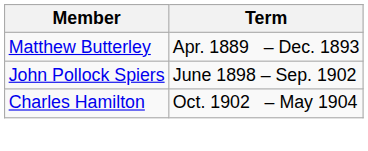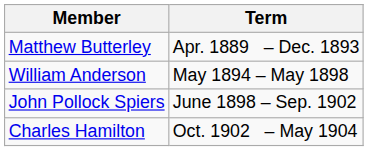+ row: (77, 74)
